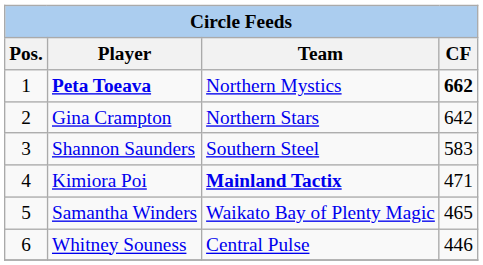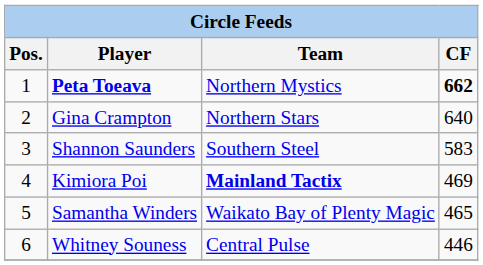(458, 117) 642 -> (458, 117) 640
(458, 180) 471 -> (458, 180) 469
